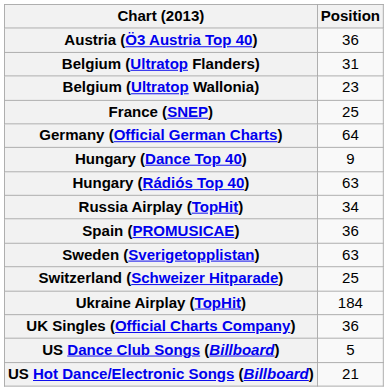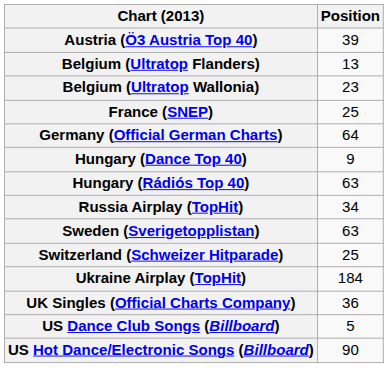(350, 40) 36 -> (350, 40) 39
(350, 64) 31 -> (350, 64) 13
- row: (161, 231)
(350, 374) 21 -> (350, 350) 90
